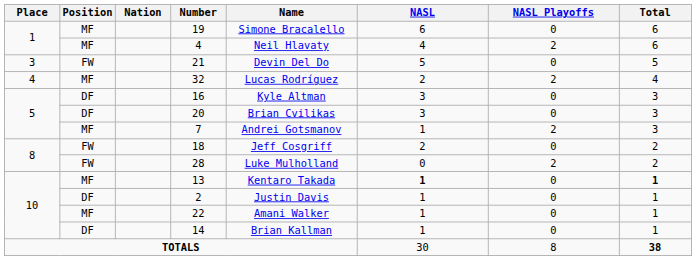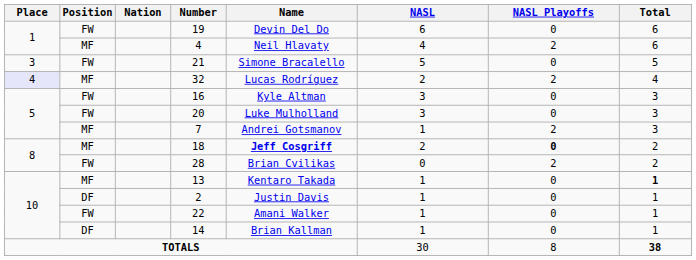(88, 30) MF -> (88, 30) FW
(291, 30) Simone Bracalello -> (291, 30) Devin Del Do
(291, 63) Devin Del Do -> (291, 63) Simone Bracalello
(32, 80) no background -> (32, 80) lavender background
(88, 97) DF -> (88, 97) FW
(88, 114) DF -> (88, 114) FW
(291, 114) Brian Cvilikas -> (291, 114) Luke Mulholland
(88, 147) FW -> (88, 147) MF
(291, 147) normal -> (291, 147) bold
(553, 147) normal -> (553, 147) bold
(291, 164) Luke Mulholland -> (291, 164) Brian Cvilikas
(422, 181) bold -> (422, 181) normal
(88, 214) MF -> (88, 214) FW
